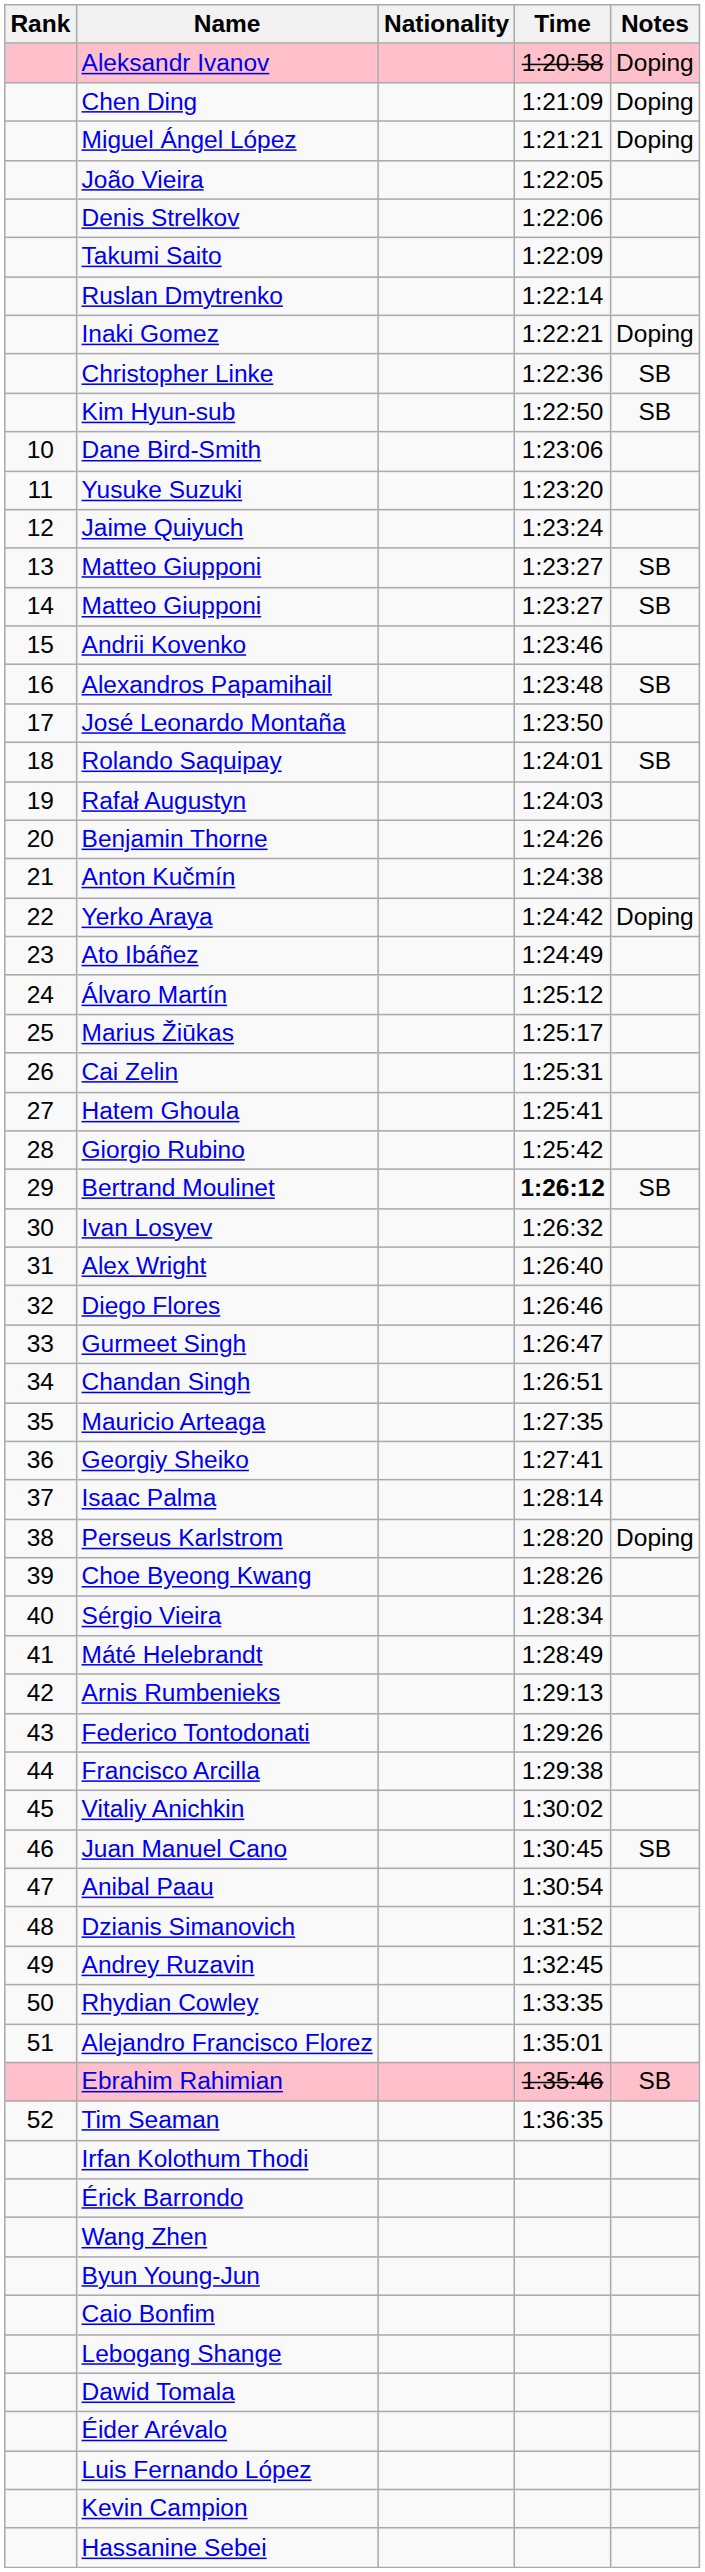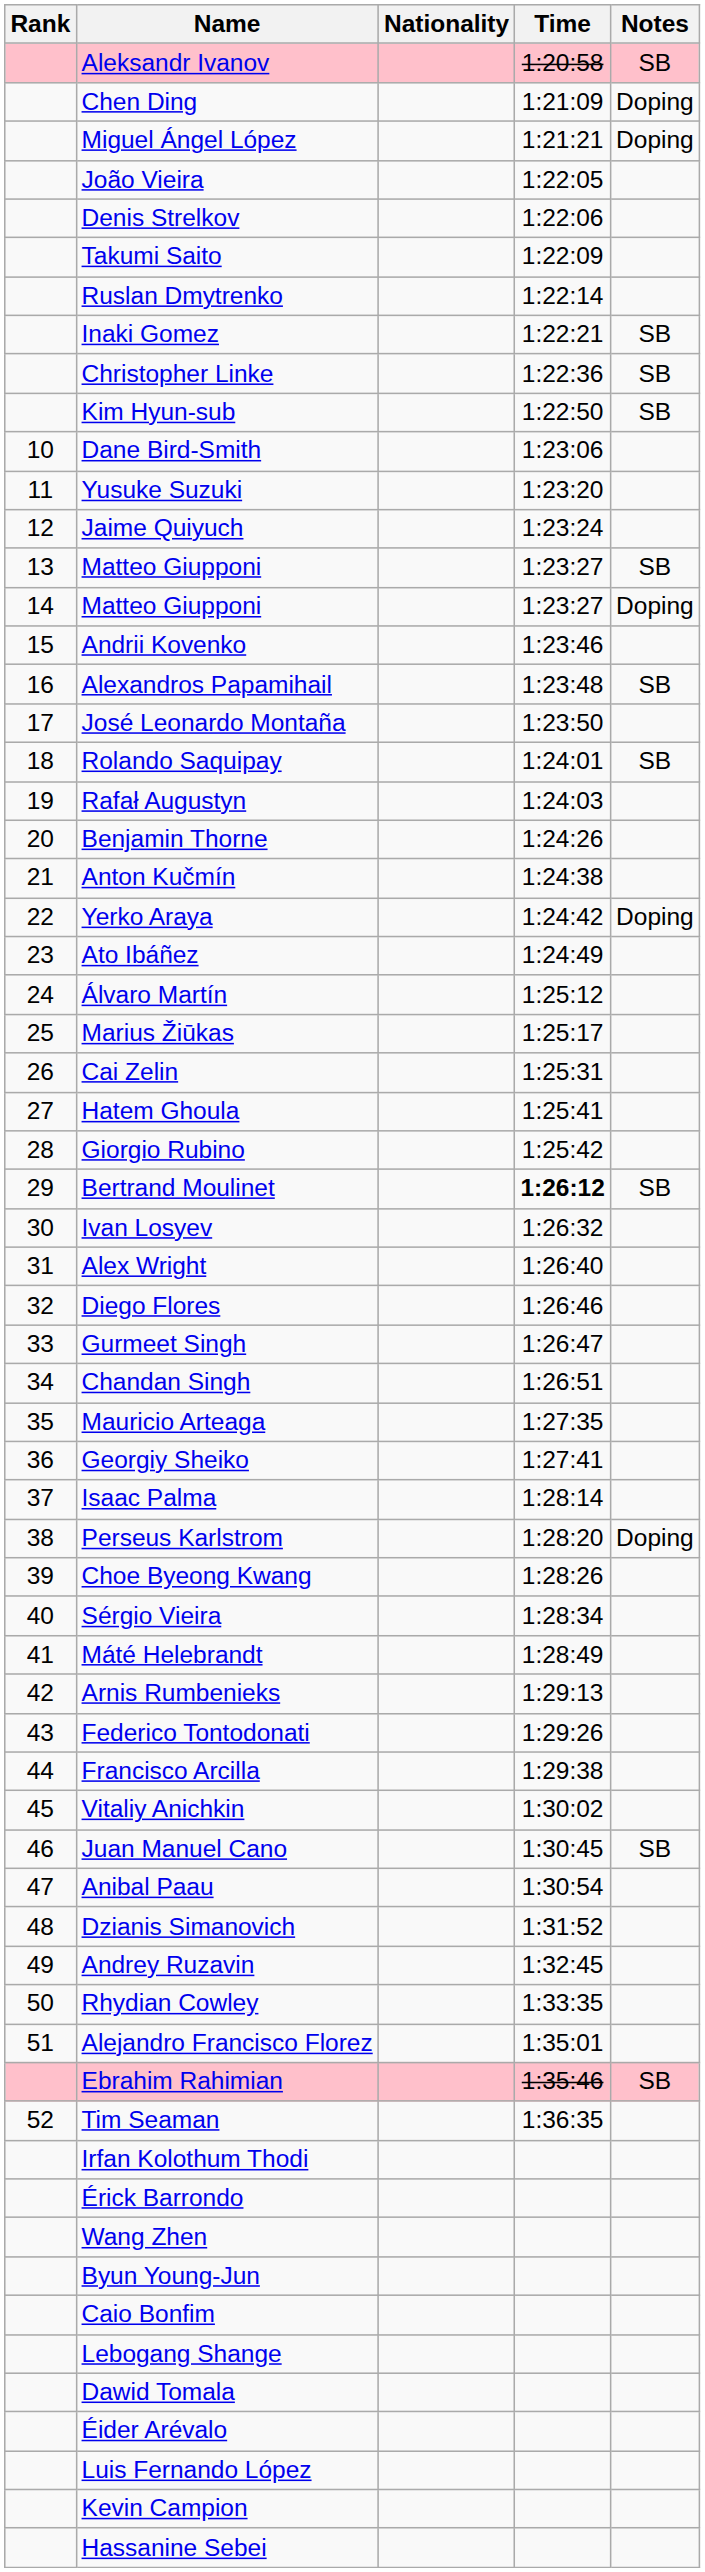(655, 62) Doping -> (655, 62) SB
(655, 334) Doping -> (655, 334) SB
(655, 606) SB -> (655, 606) Doping
